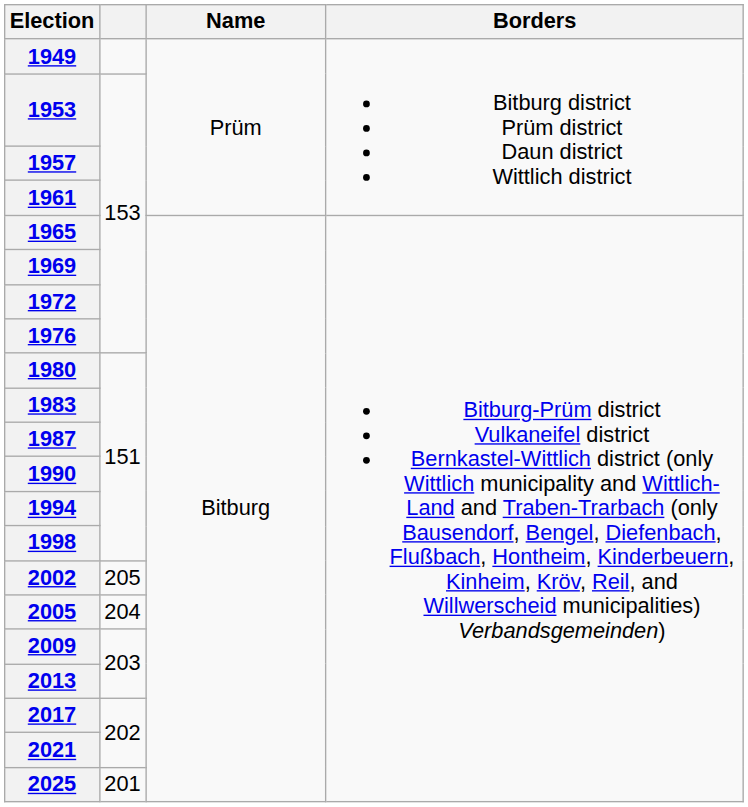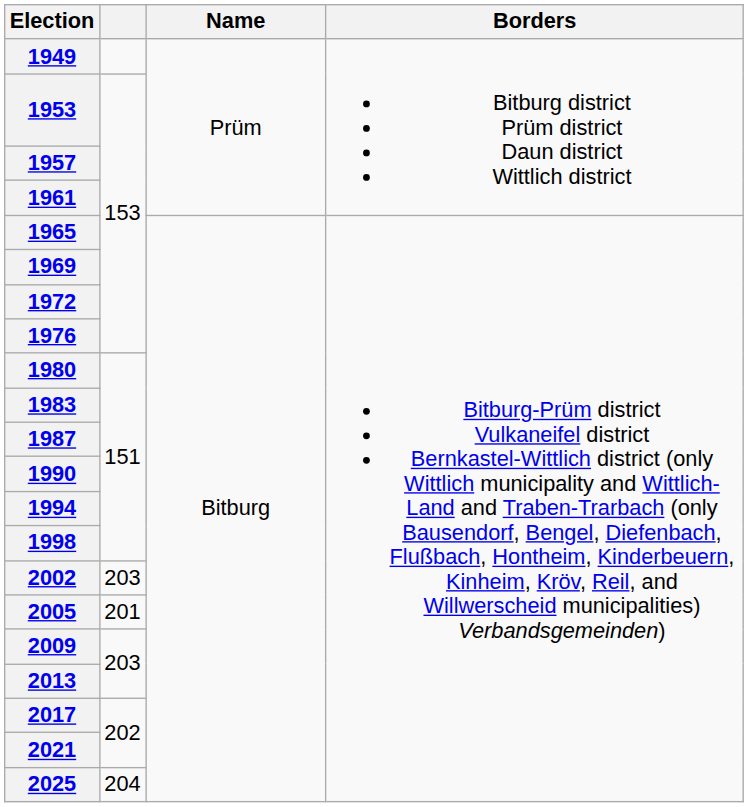(123, 577) 205 -> (123, 577) 203
(123, 611) 204 -> (123, 611) 201
(123, 784) 201 -> (123, 784) 204
